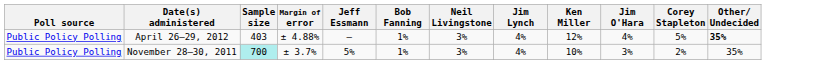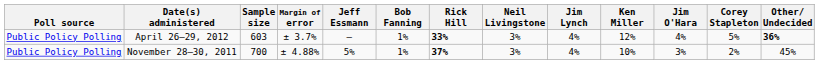+ column: (456, 17)
(259, 37) 403 -> (259, 37) 603
(300, 37) ± 4.88% -> (300, 37) ± 3.7%
(718, 37) 35% -> (771, 37) 36%
(259, 52) paleturquoise background -> (259, 52) no background
(300, 52) ± 3.7% -> (300, 52) ± 4.88%
(734, 52) 35% -> (788, 52) 45%
